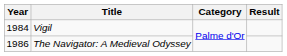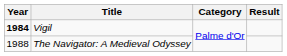(18, 28) normal -> (18, 28) bold
(18, 43) 1986 -> (18, 43) 1988
